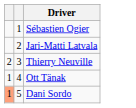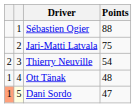+ column: (115, 12)
(19, 94) no background -> (19, 94) lightyellow background
